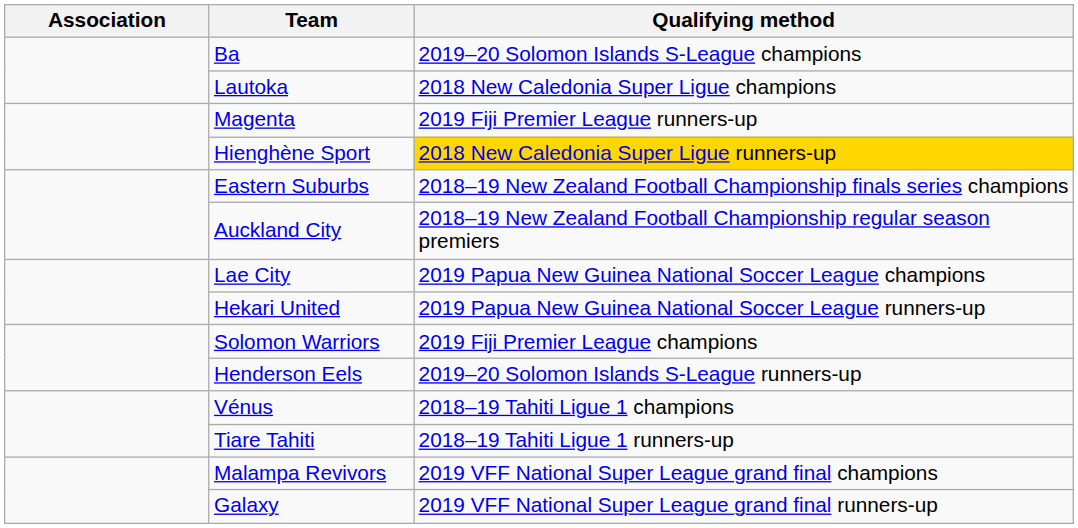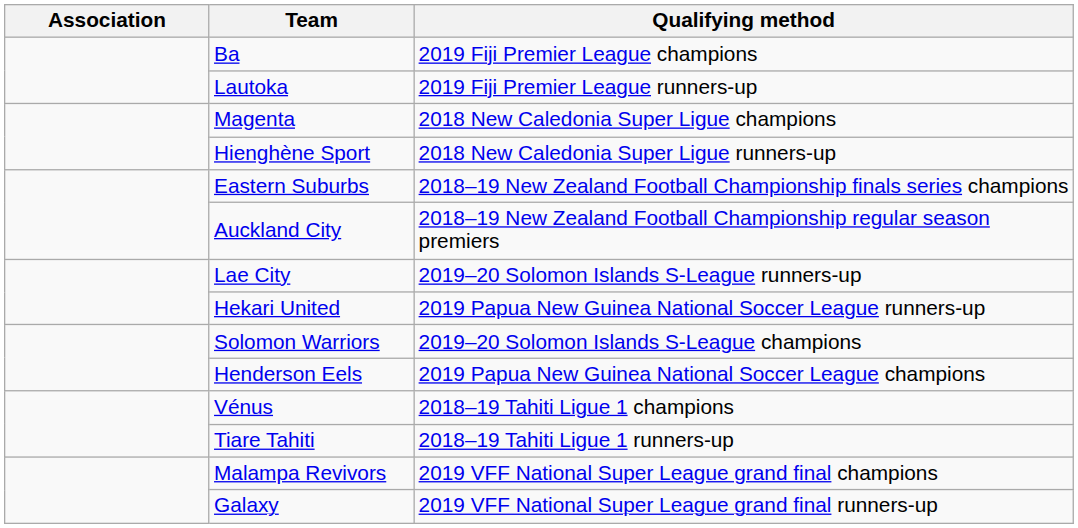(640, 53) 2019–20 Solomon Islands S-League champions -> (588, 53) 2019 Fiji Premier League champions
(627, 86) 2018 New Caledonia Super Ligue champions -> (588, 86) 2019 Fiji Premier League runners-up
(588, 119) 2019 Fiji Premier League runners-up -> (627, 119) 2018 New Caledonia Super Ligue champions
(627, 152) gold background -> (627, 152) no background
(702, 275) 2019 Papua New Guinea National Soccer League champions -> (640, 275) 2019–20 Solomon Islands S-League runners-up
(588, 341) 2019 Fiji Premier League champions -> (640, 341) 2019–20 Solomon Islands S-League champions
(640, 374) 2019–20 Solomon Islands S-League runners-up -> (702, 374) 2019 Papua New Guinea National Soccer League champions
